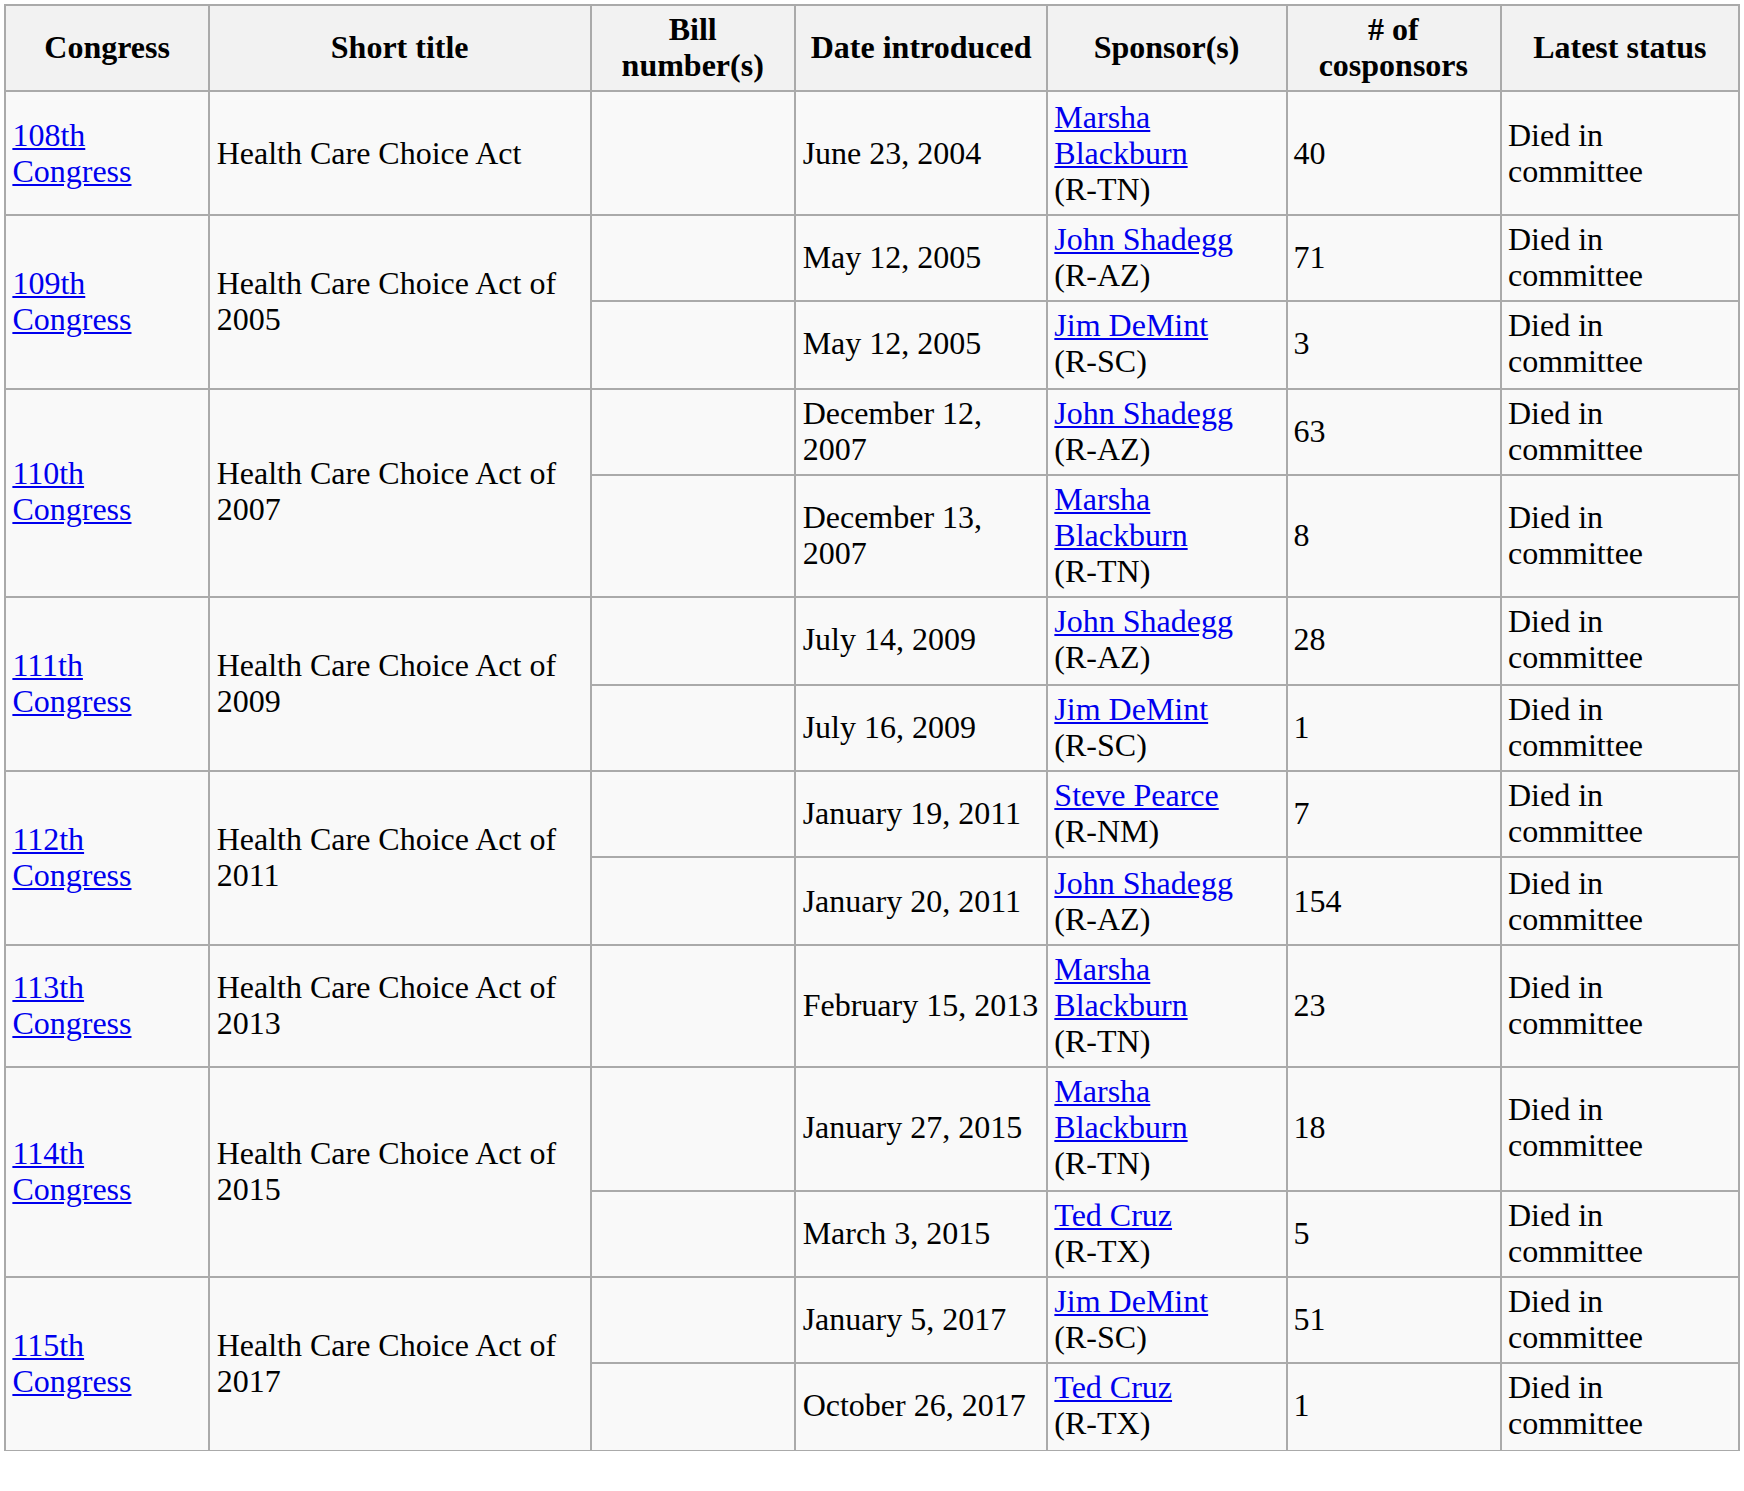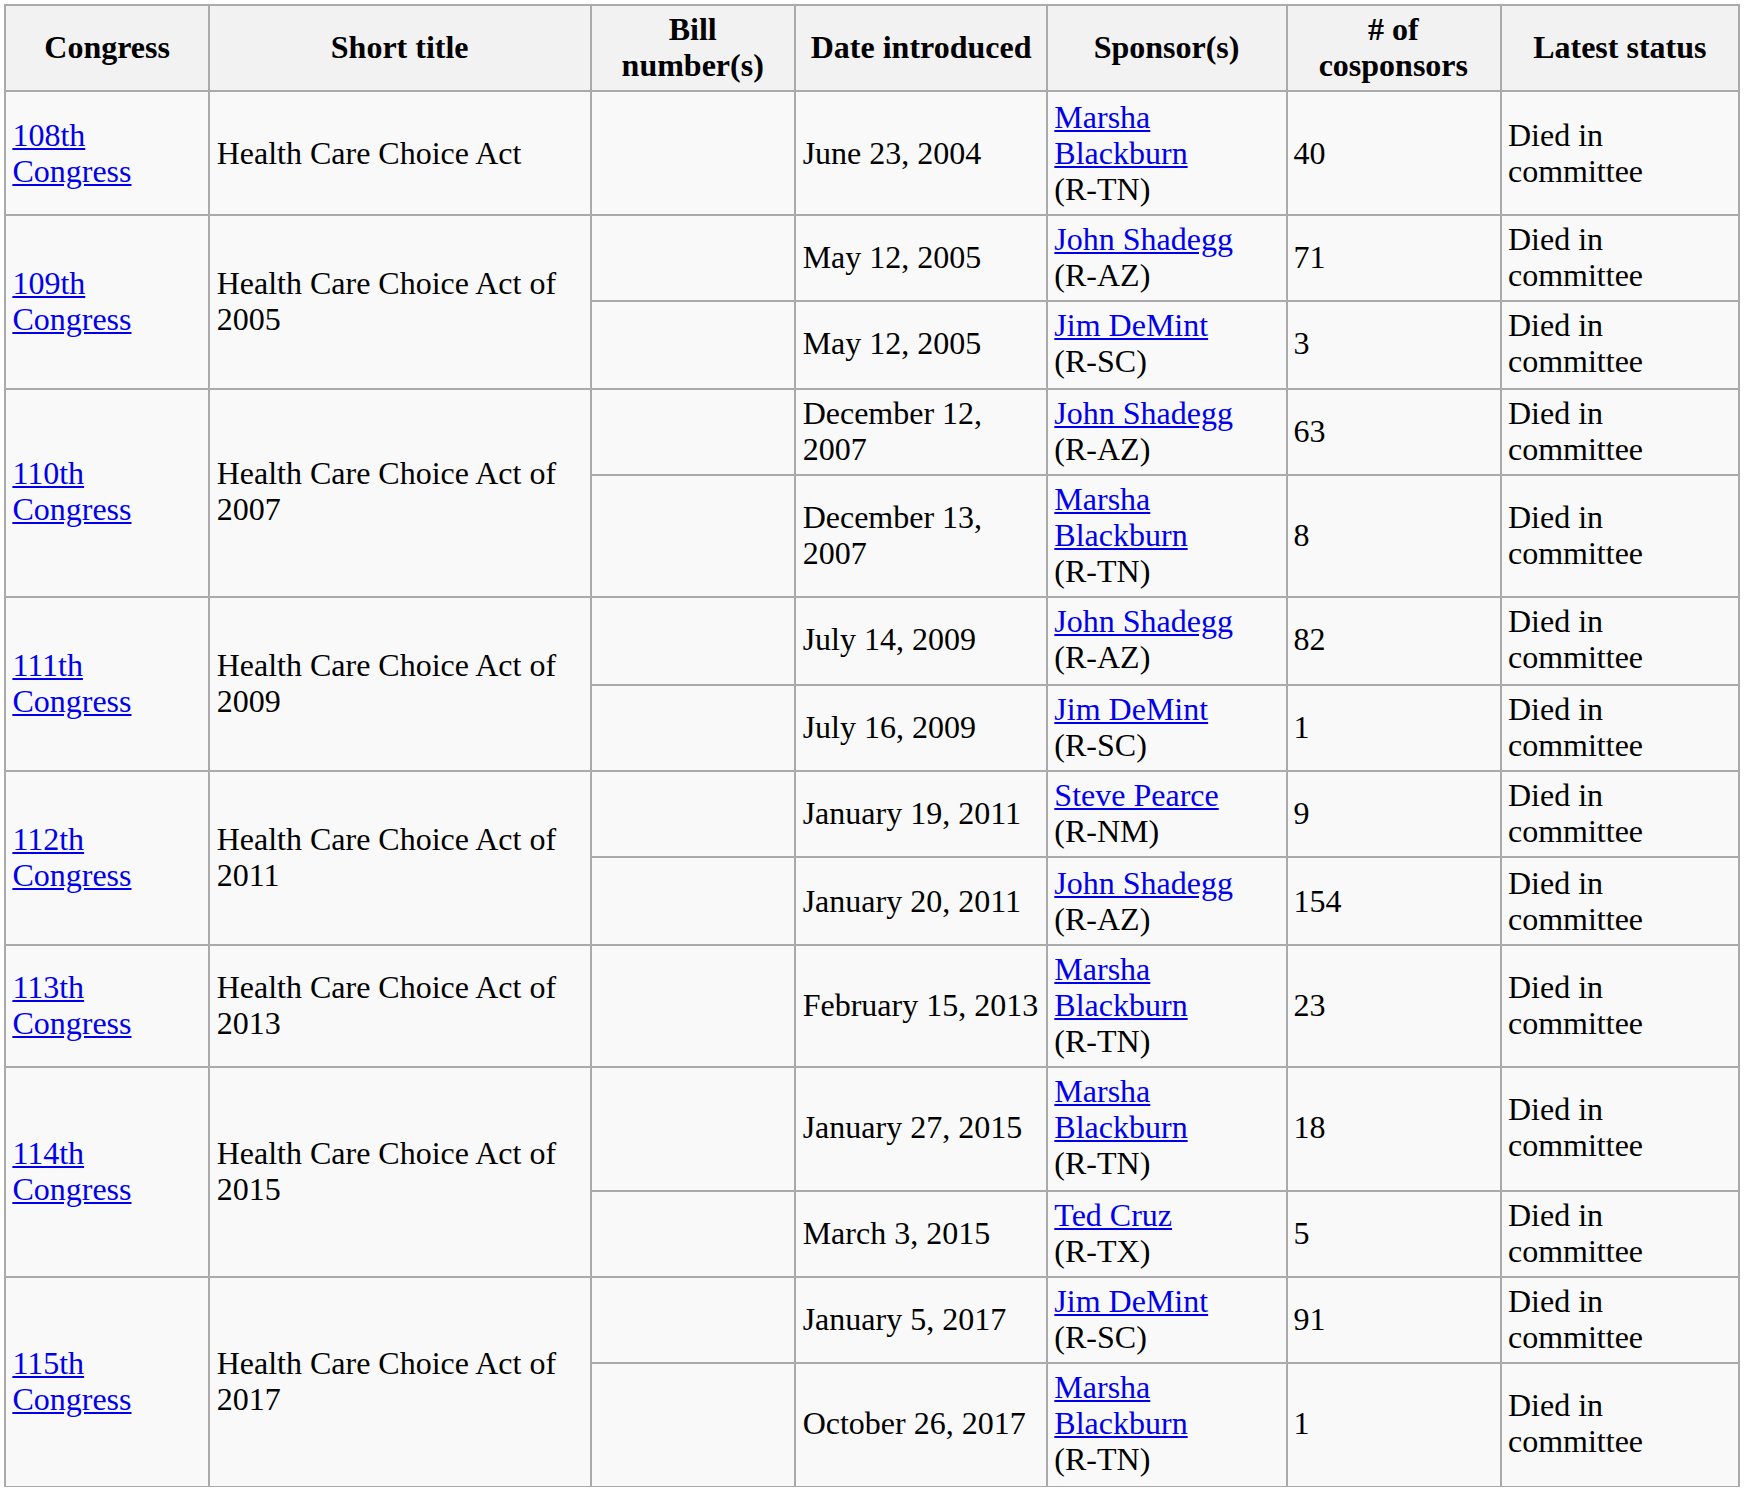(1309, 640) 28 -> (1309, 640) 82
(1301, 813) 7 -> (1301, 813) 9
(1309, 1319) 51 -> (1309, 1319) 91
(1113, 1406) Ted Cruz (R-TX) -> (1121, 1424) Marsha Blackburn (R-TN)
